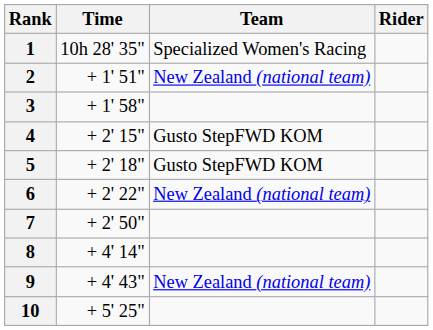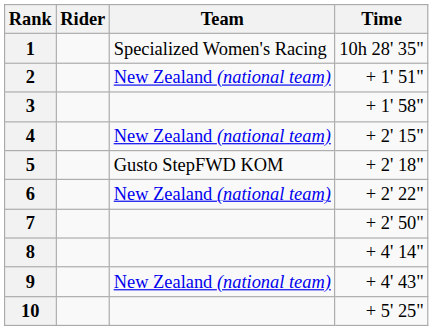columns swapped: (401, 19) <-> (102, 19)
(238, 135) Gusto StepFWD KOM -> (222, 135) New Zealand (national team)
